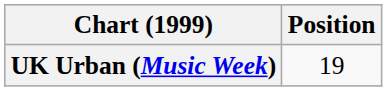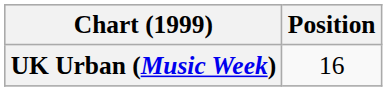(332, 65) 19 -> (332, 65) 16
